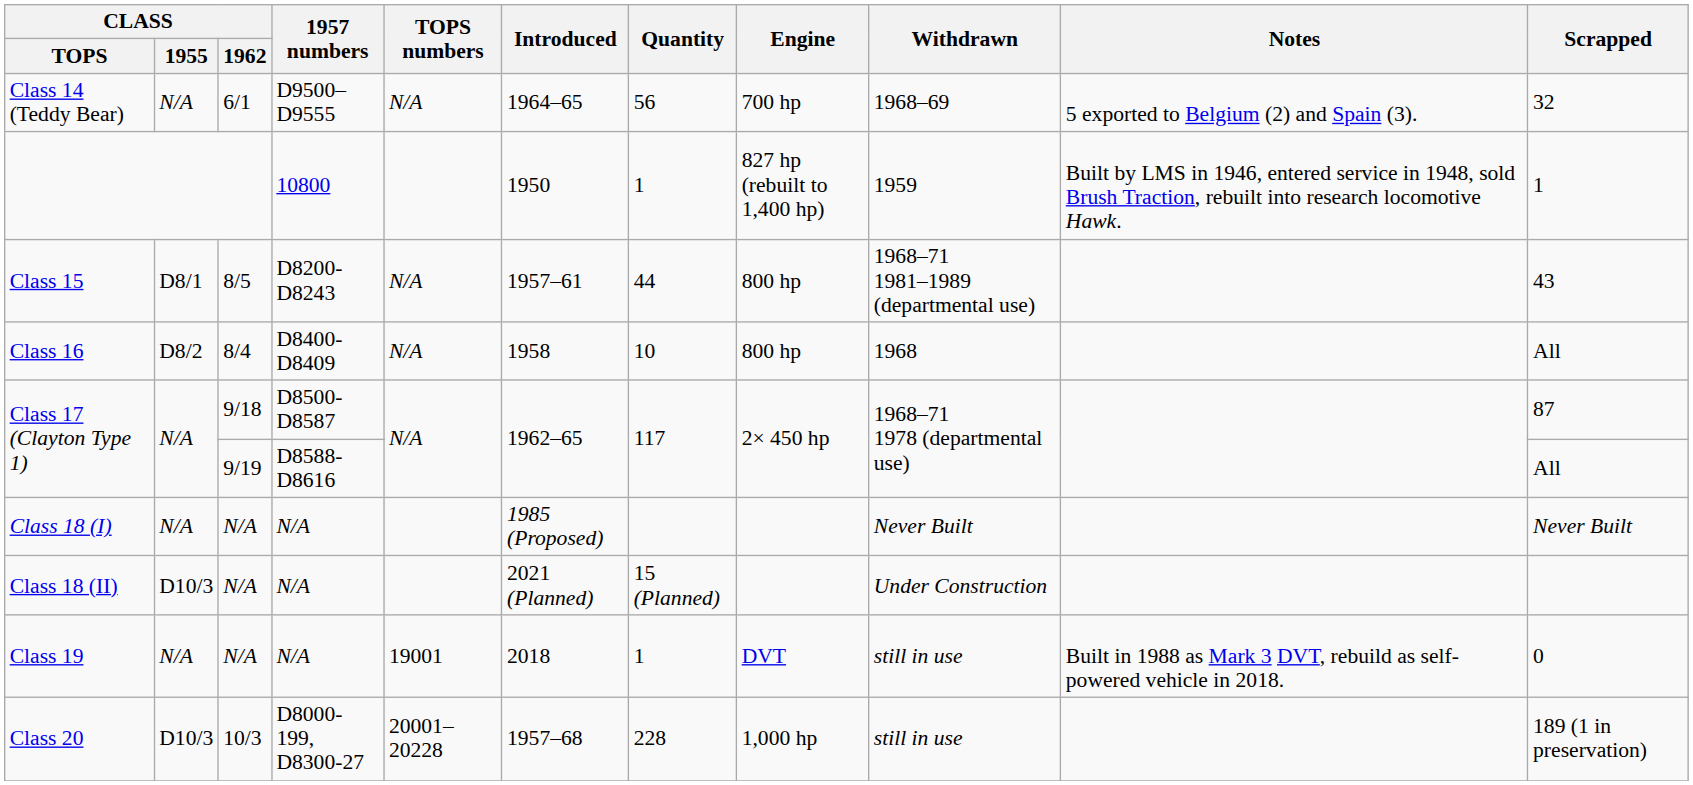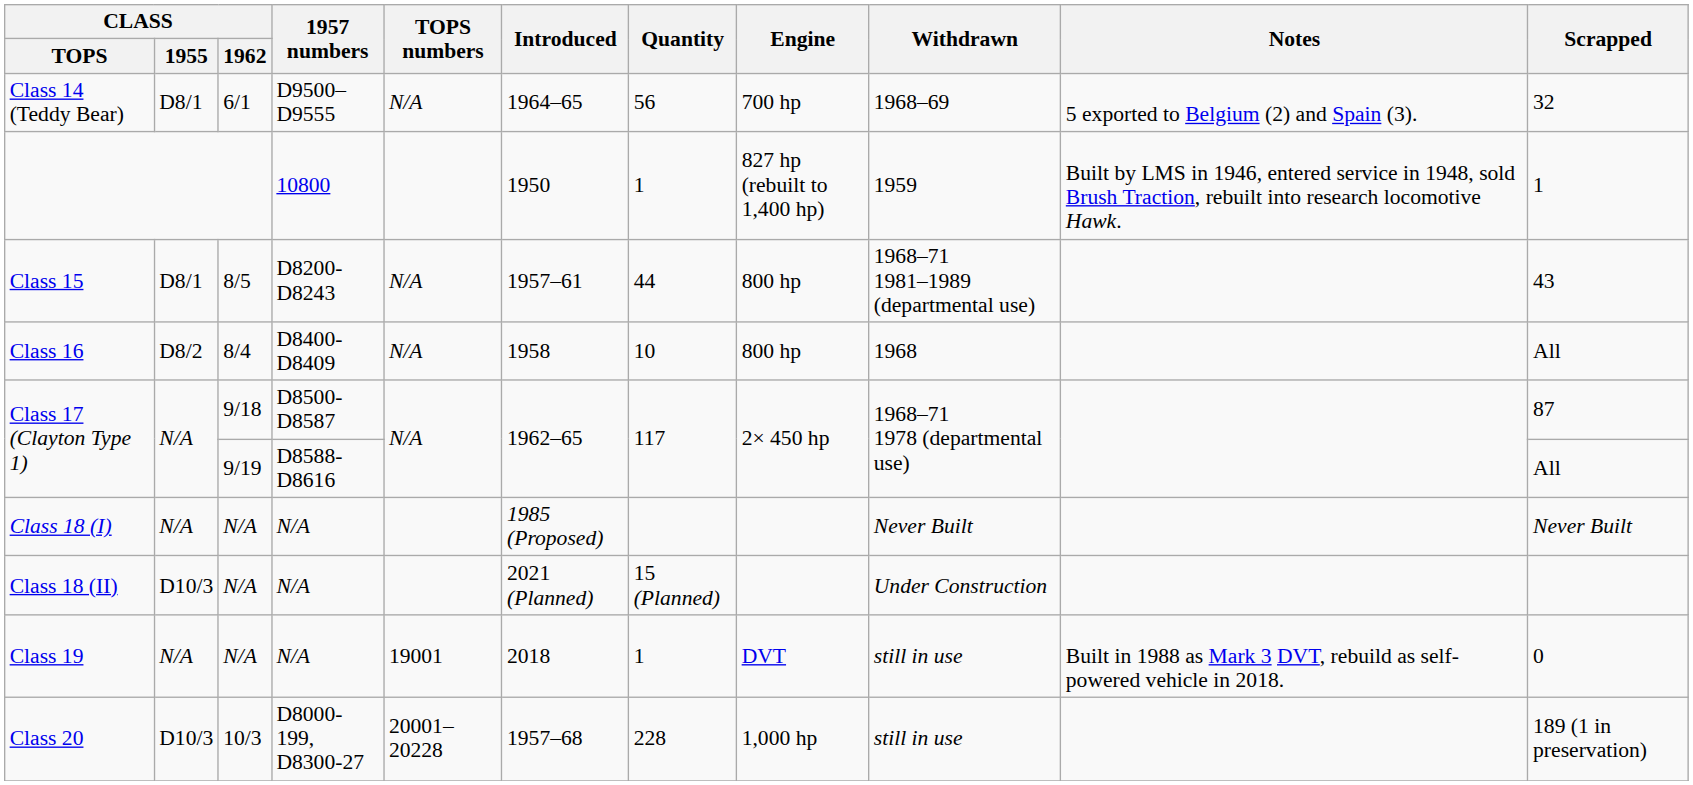(176, 102) N/A -> (181, 102) D8/1
